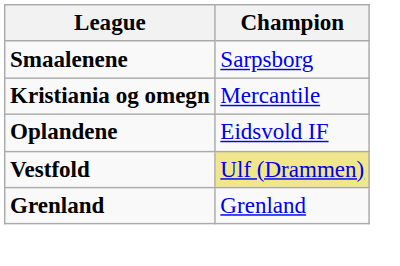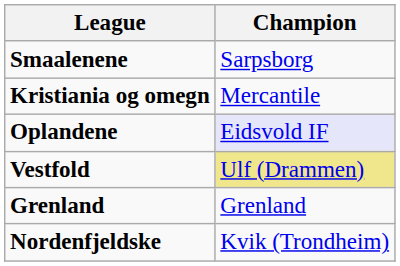(274, 132) no background -> (274, 132) lavender background
+ row: (86, 242)
